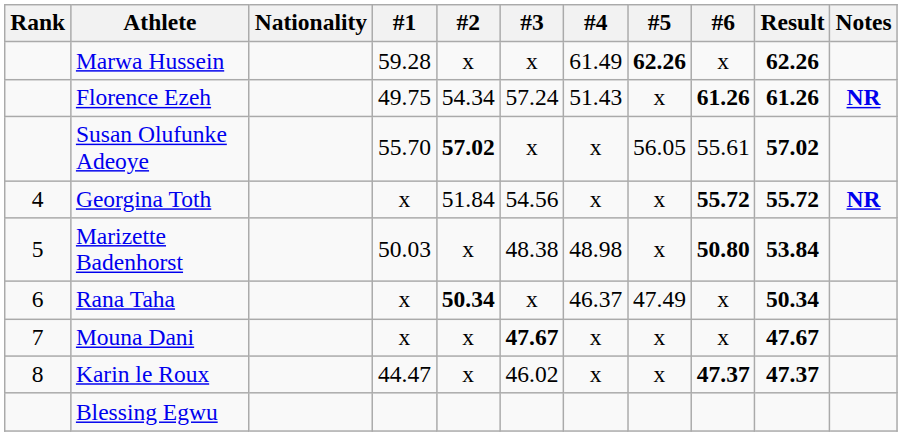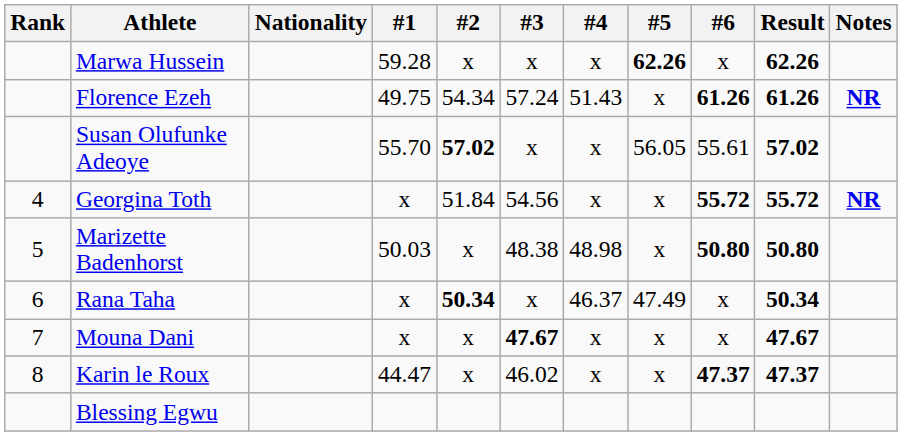(596, 60) 61.49 -> (596, 60) x
(793, 249) 53.84 -> (793, 249) 50.80
